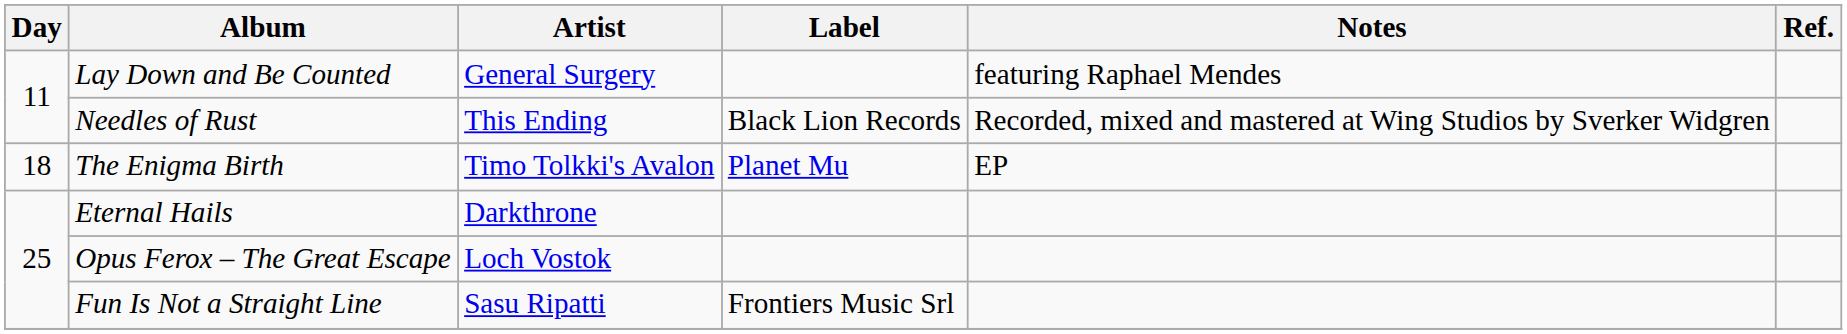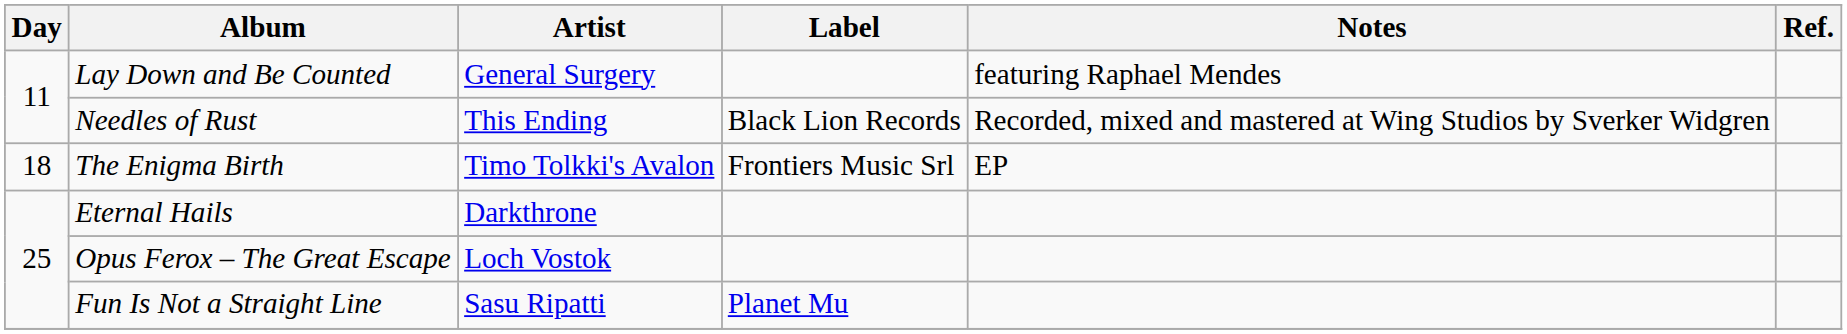(788, 166) Planet Mu -> (841, 166) Frontiers Music Srl
(841, 304) Frontiers Music Srl -> (788, 304) Planet Mu
